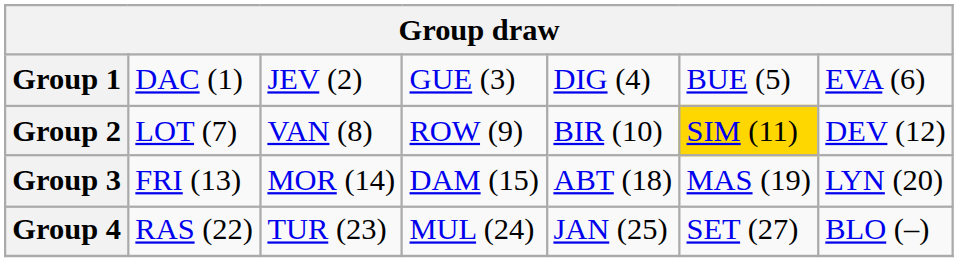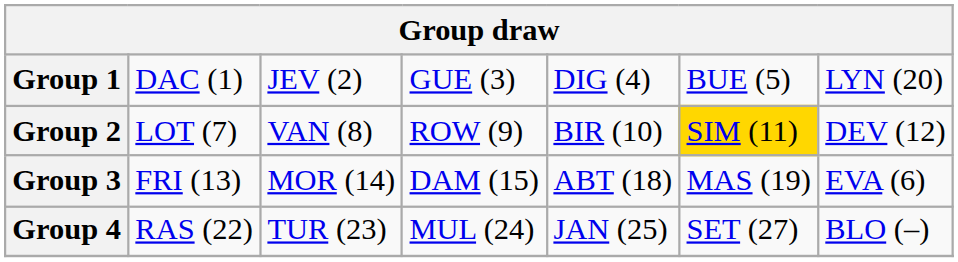(875, 79) EVA (6) -> (884, 79) LYN (20)
(884, 180) LYN (20) -> (875, 180) EVA (6)
